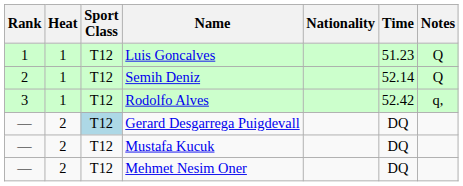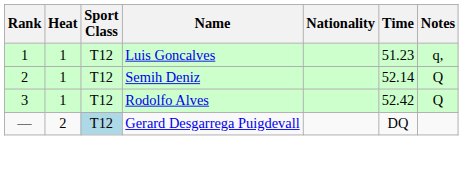(438, 54) Q -> (438, 54) q,
(438, 100) q, -> (438, 100) Q
- row: (170, 146)
- row: (186, 169)
